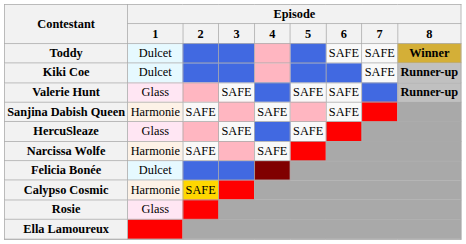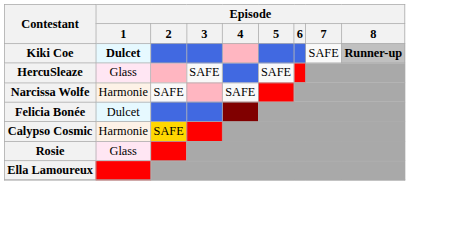- row: (66, 53)
(155, 72) normal -> (123, 53) bold
- row: (66, 92)
- row: (66, 111)
